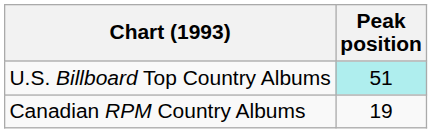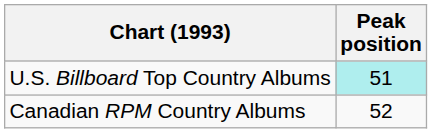(381, 111) 19 -> (381, 111) 52
